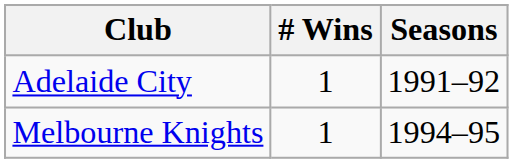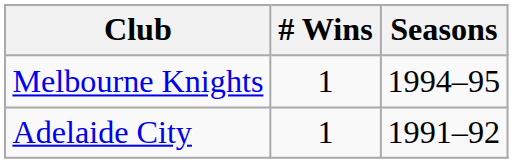rows swapped: (102, 81) <-> (138, 132)
